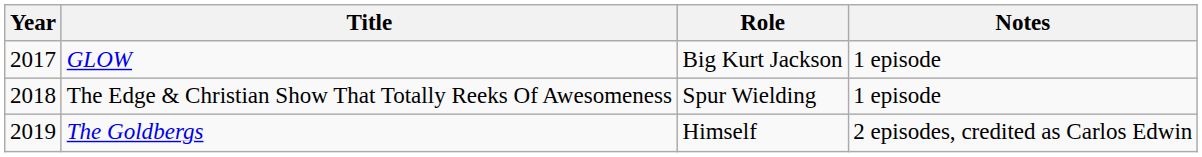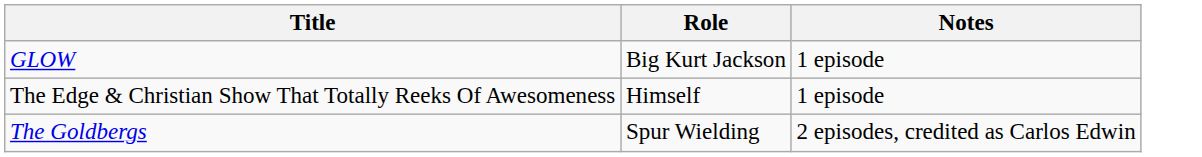- column: (33, 22)
(749, 95) Spur Wielding -> (663, 95) Himself
(720, 132) Himself -> (693, 132) Spur Wielding
